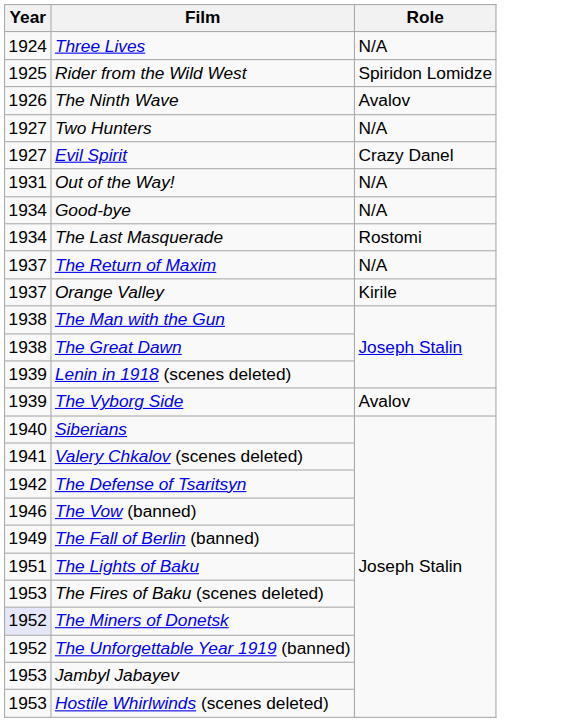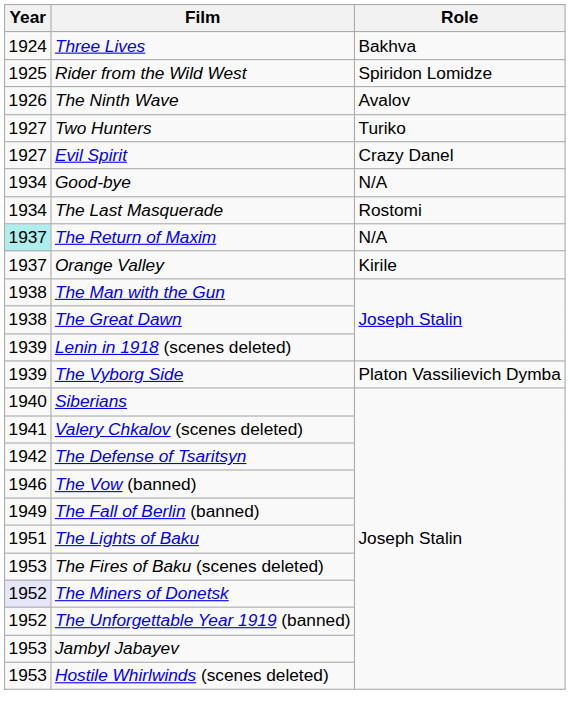(373, 45) N/A -> (387, 45) Bakhva
(373, 127) N/A -> (382, 127) Turiko
- row: (115, 182)
(28, 264) no background -> (28, 237) paleturquoise background
(384, 401) Avalov -> (460, 374) Platon Vassilievich Dymba
